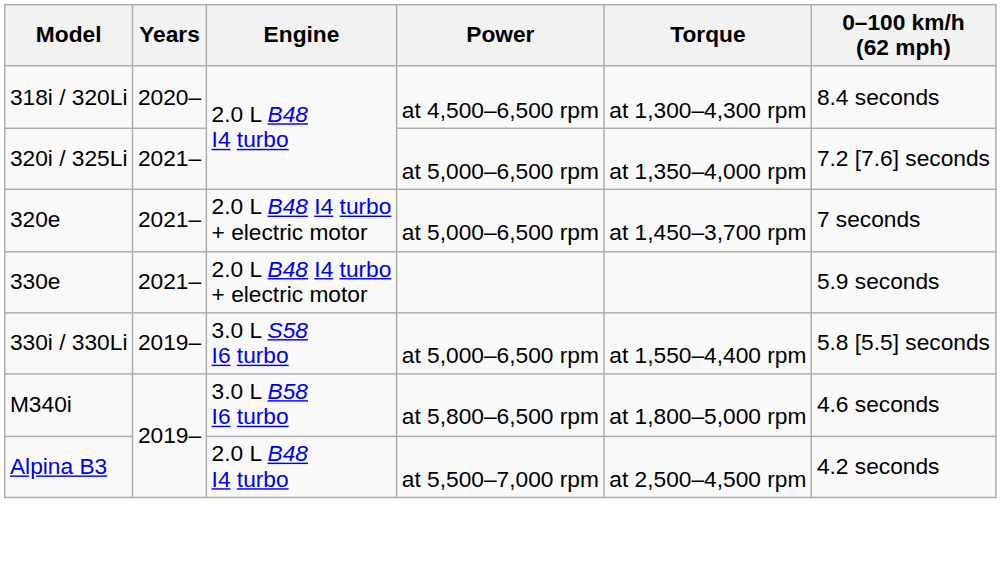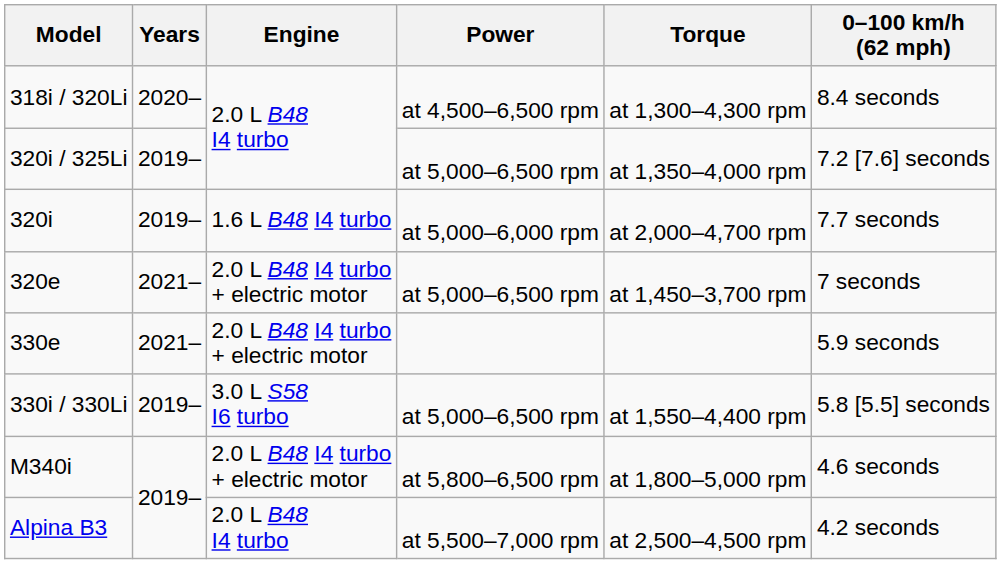(169, 158) 2021– -> (169, 158) 2019–
+ row: (31, 220)
(260, 404) 3.0 L B58 I6 turbo -> (301, 466) 2.0 L B48 I4 turbo + electric motor
